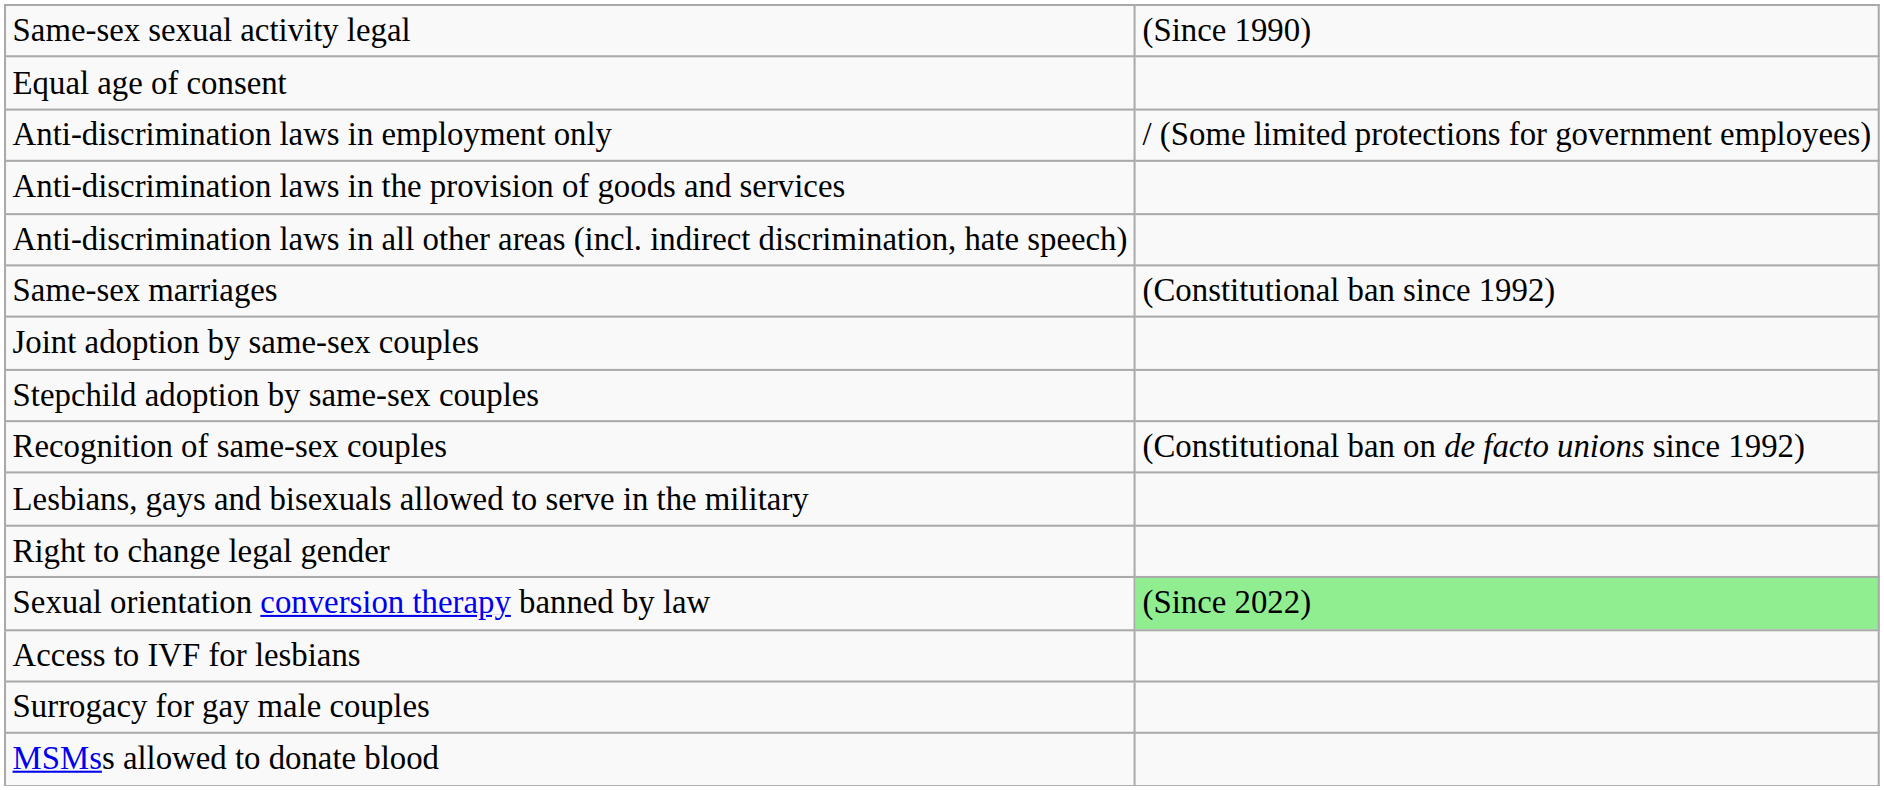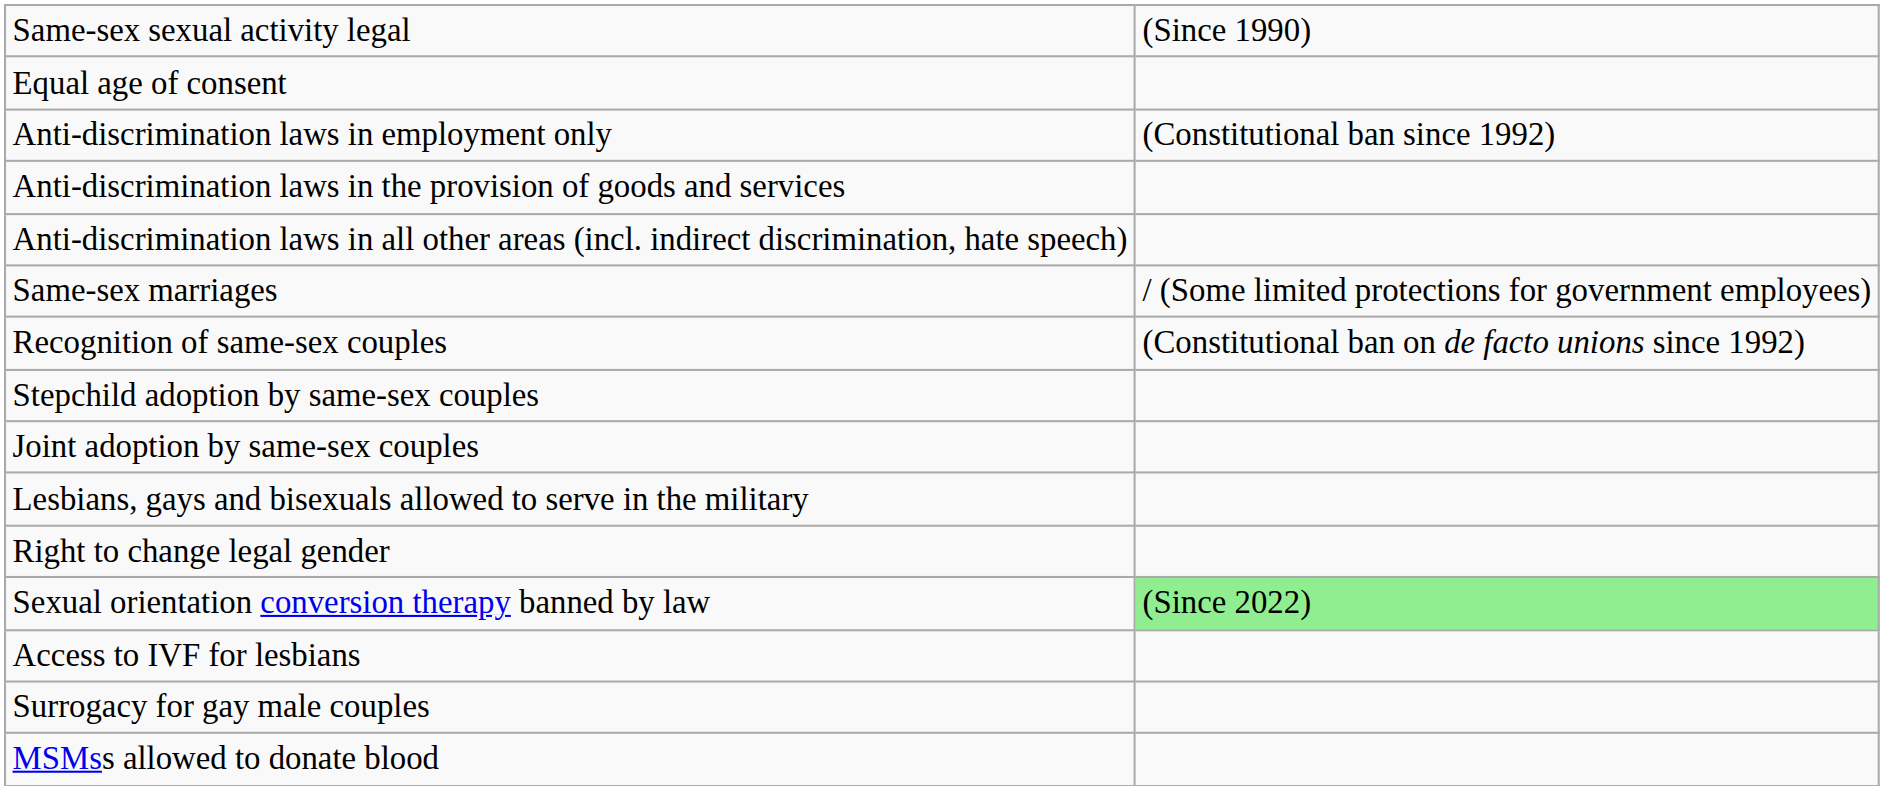(1507, 134) / (Some limited protections for government employees) -> (1349, 134) (Constitutional ban since 1992)
(1349, 290) (Constitutional ban since 1992) -> (1507, 290) / (Some limited protections for government employees)
rows swapped: (230, 446) <-> (246, 342)
